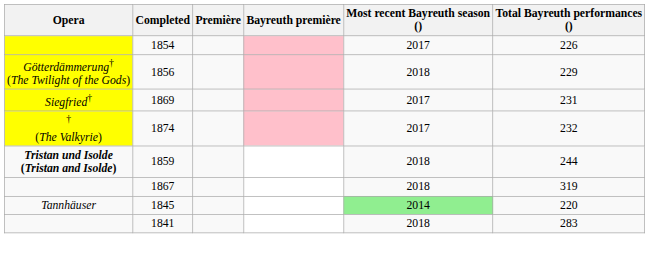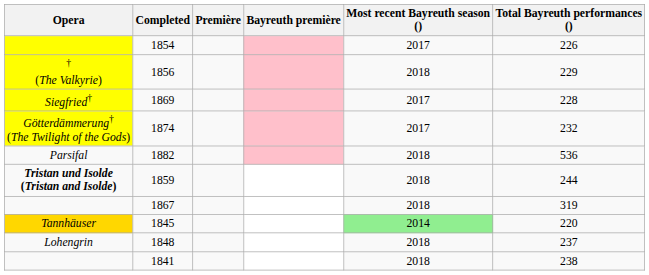(69, 72) Götterdämmerung† (The Twilight of the Gods) -> (69, 72) † (The Valkyrie)
(569, 100) 231 -> (569, 100) 228
(69, 128) † (The Valkyrie) -> (69, 128) Götterdämmerung† (The Twilight of the Gods)
+ row: (163, 155)
(69, 205) no background -> (69, 223) gold background
+ row: (163, 242)
(569, 223) 283 -> (569, 261) 238
